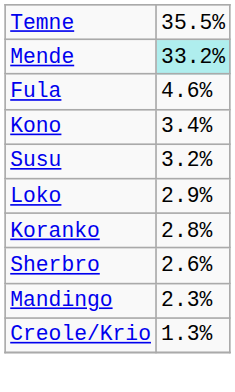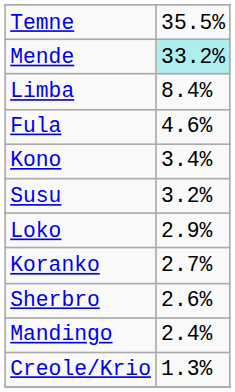+ row: (42, 92)
(187, 231) 2.8% -> (187, 265) 2.7%
(187, 300) 2.3% -> (187, 335) 2.4%
